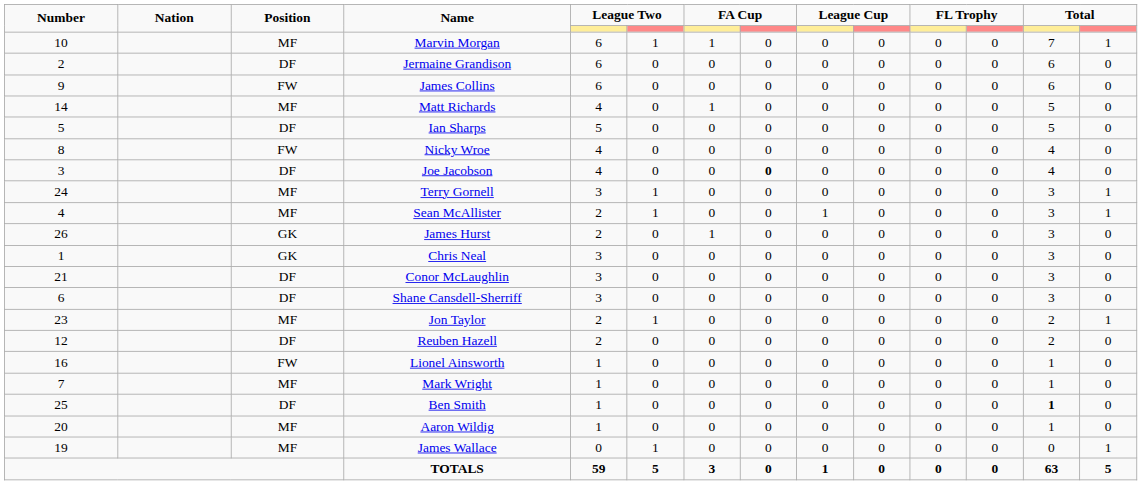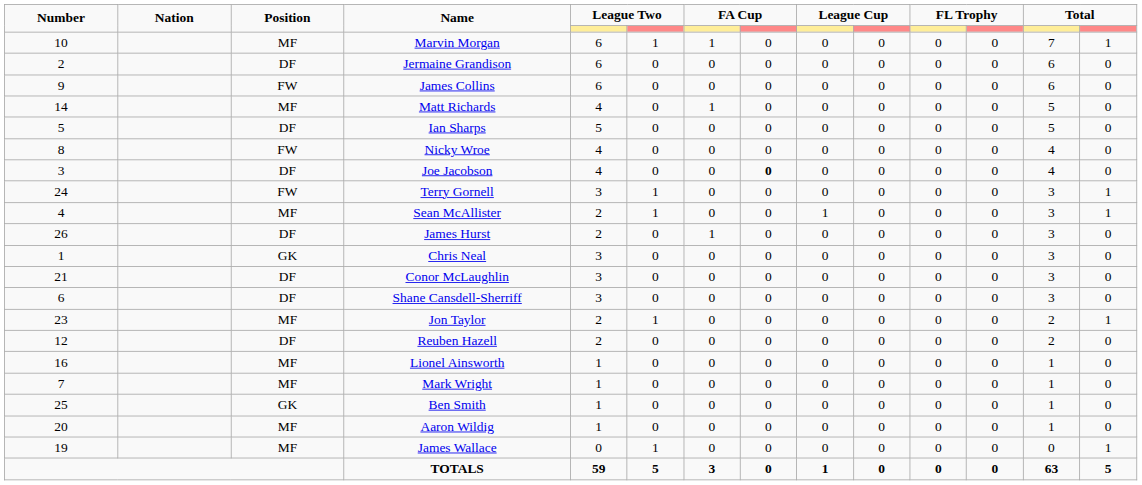(287, 191) MF -> (287, 191) FW
(287, 234) GK -> (287, 234) DF
(287, 362) FW -> (287, 362) MF
(287, 405) DF -> (287, 405) GK
(1051, 405) bold -> (1051, 405) normal
